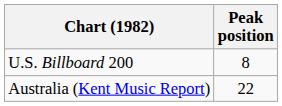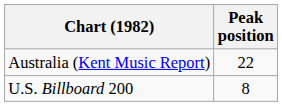rows swapped: (109, 88) <-> (71, 62)
